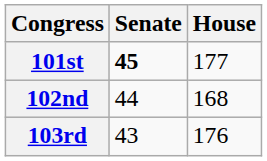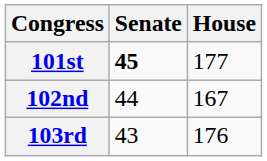(211, 98) 168 -> (211, 98) 167
